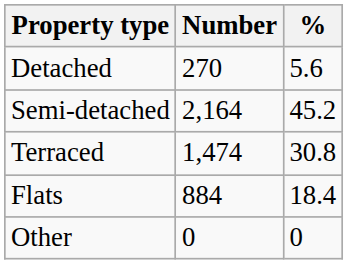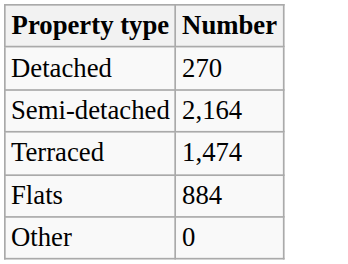- column: (313, 25)
